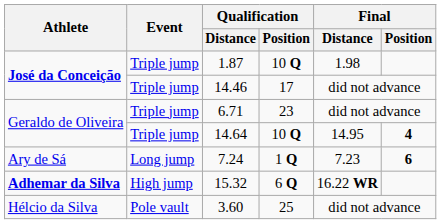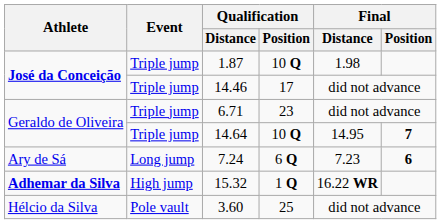(408, 135) 4 -> (408, 135) 7
(286, 159) 1 Q -> (286, 159) 6 Q
(286, 183) 6 Q -> (286, 183) 1 Q
